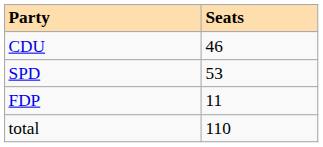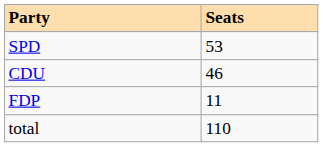rows swapped: (24, 73) <-> (27, 45)
